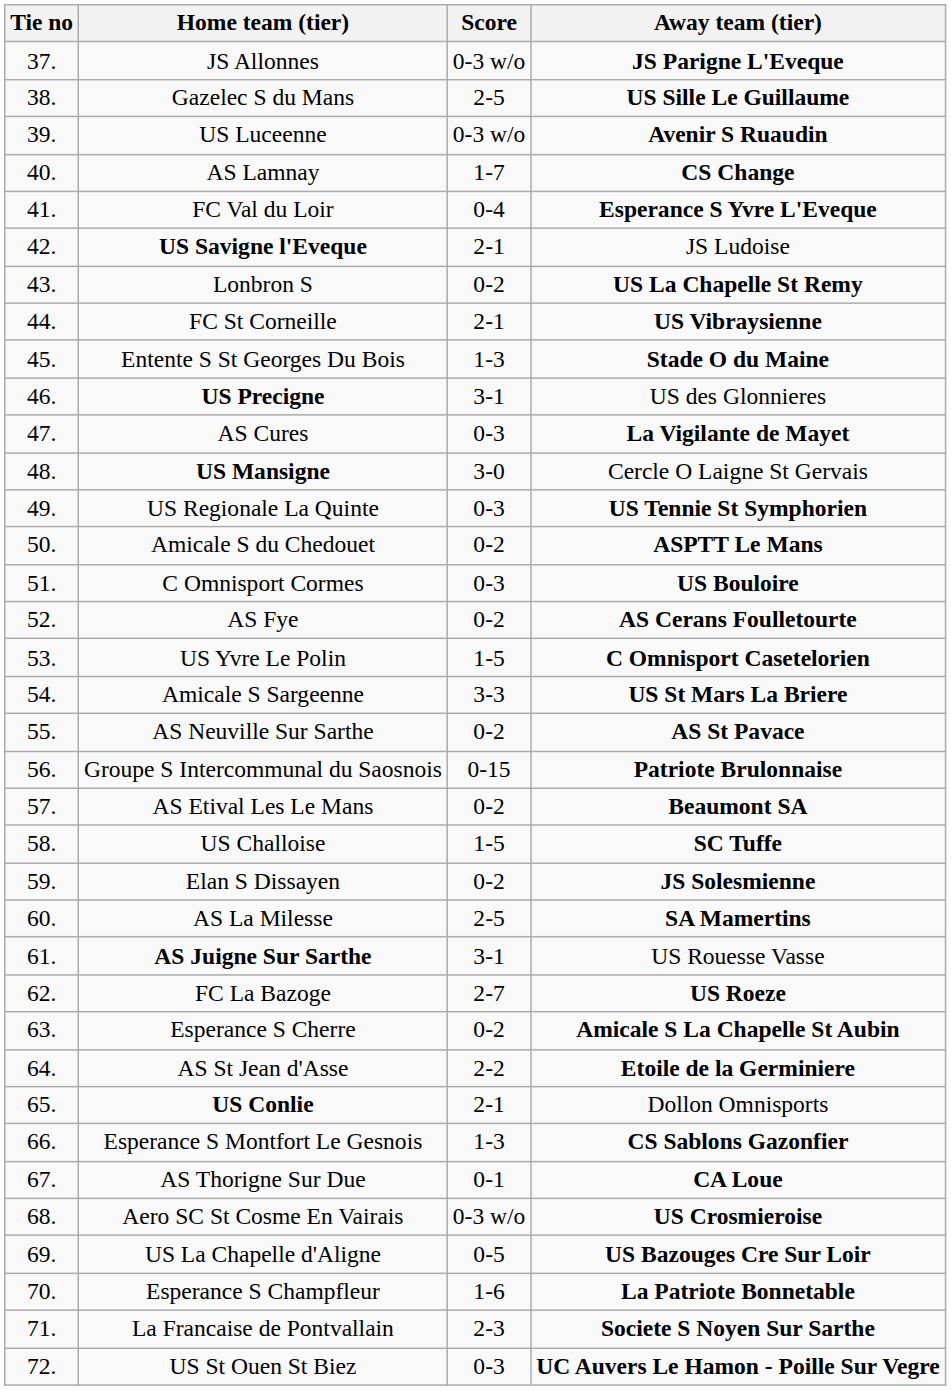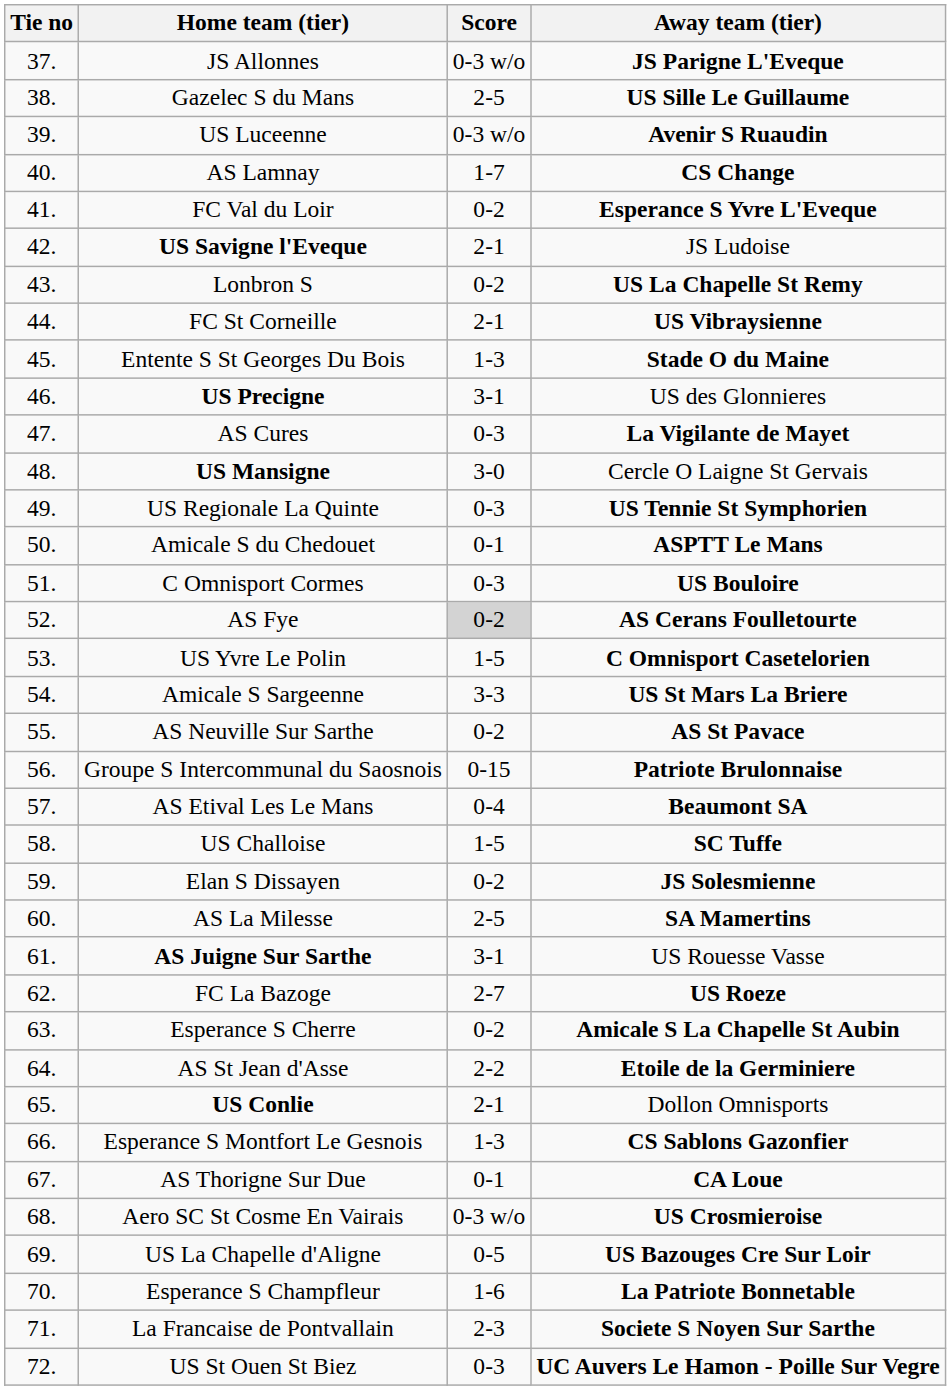(489, 209) 0-4 -> (489, 209) 0-2
(489, 545) 0-2 -> (489, 545) 0-1
(489, 619) no background -> (489, 619) lightgrey background
(489, 806) 0-2 -> (489, 806) 0-4
